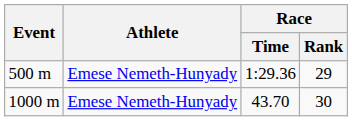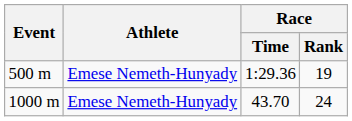(324, 74) 29 -> (324, 74) 19
(324, 102) 30 -> (324, 102) 24
